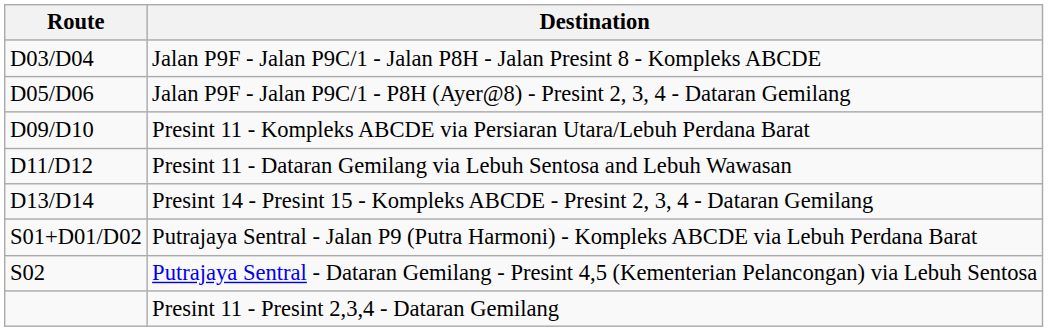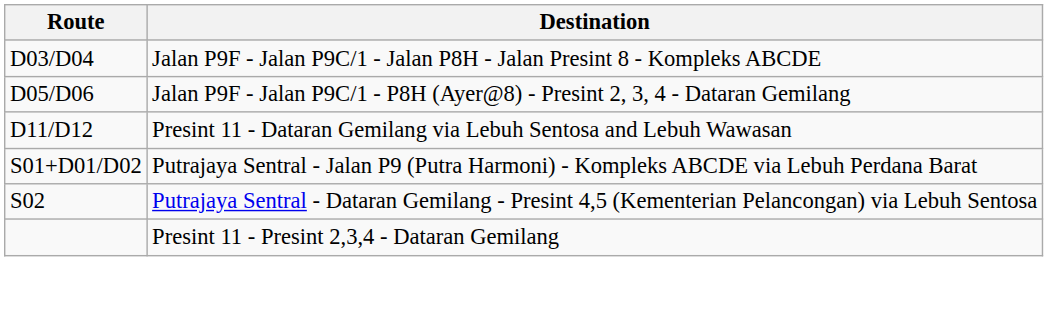- row: (52, 129)
- row: (52, 201)
